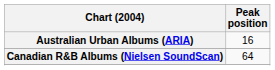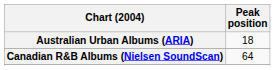(248, 40) 16 -> (248, 40) 18
